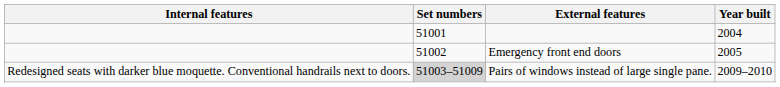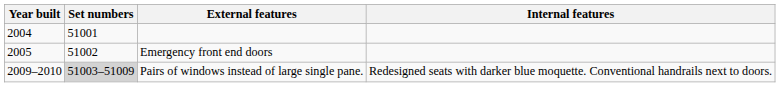columns swapped: (745, 14) <-> (209, 14)
